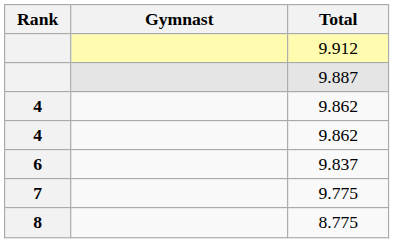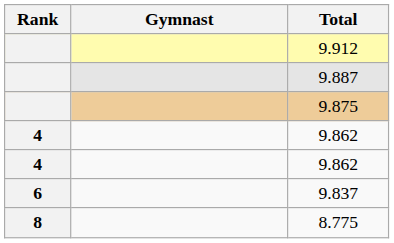+ row: (38, 107)
- row: (38, 193)
